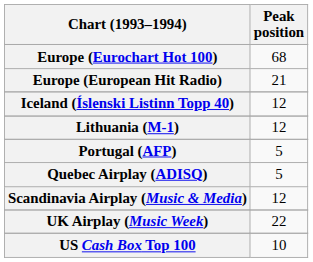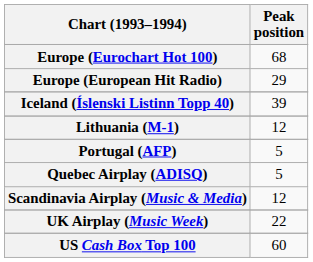(279, 80) 21 -> (279, 80) 29
(279, 103) 12 -> (279, 103) 39
(279, 245) 10 -> (279, 245) 60
